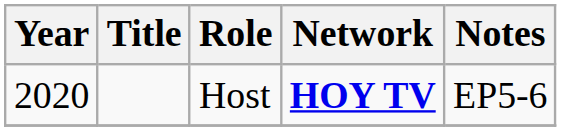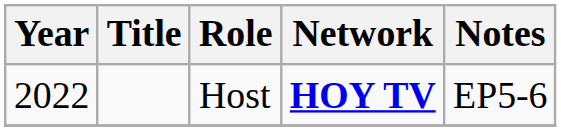(52, 94) 2020 -> (52, 94) 2022
